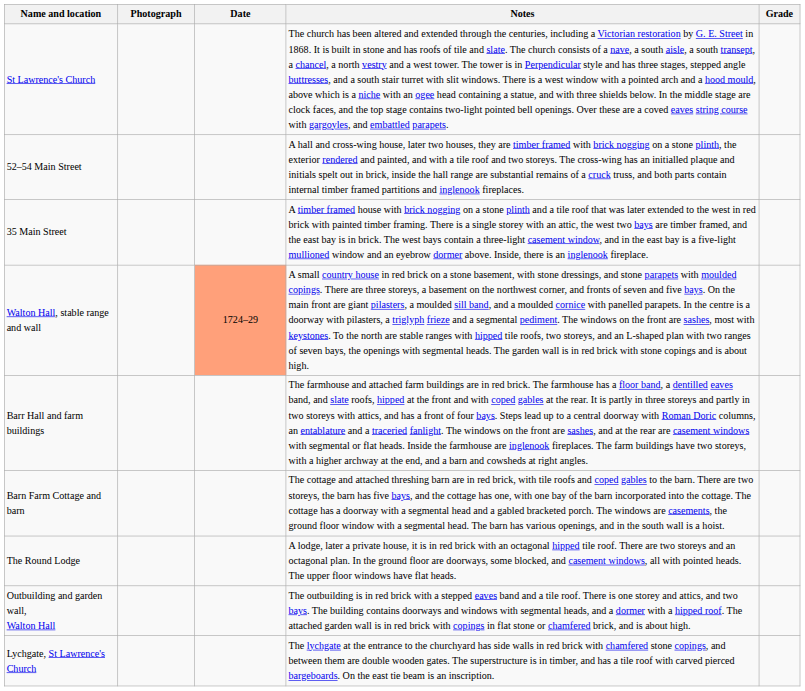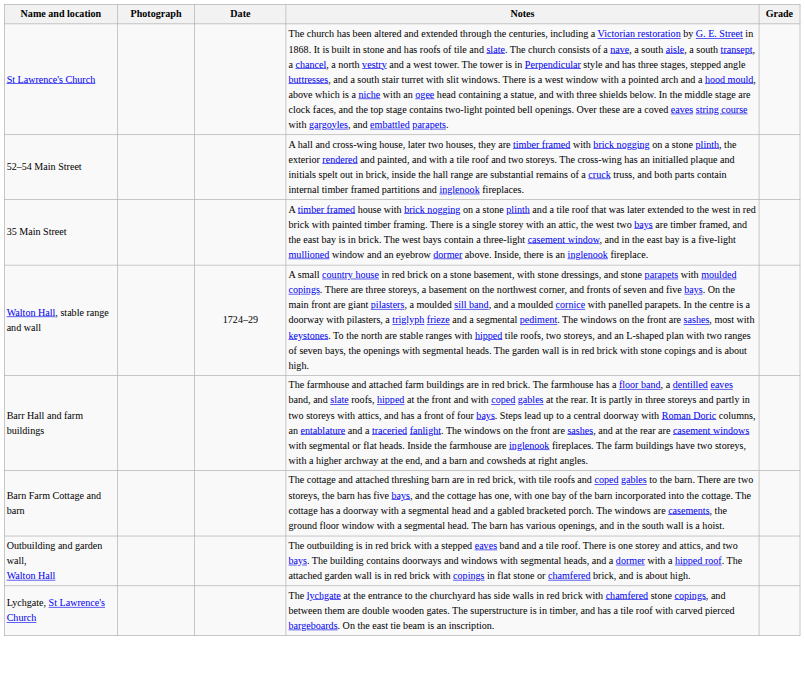(240, 320) lightsalmon background -> (240, 320) no background
- row: (43, 560)
